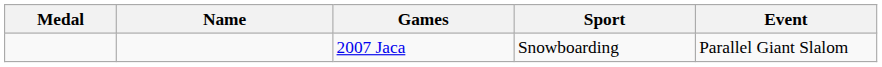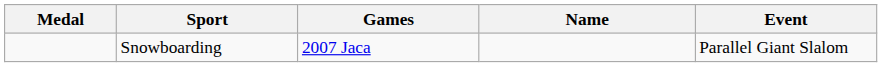columns swapped: (225, 18) <-> (605, 18)
